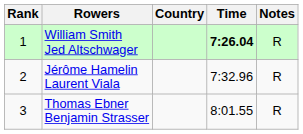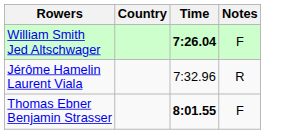- column: (23, 14)
(277, 42) R -> (240, 42) F
(232, 111) normal -> (194, 111) bold
(277, 111) R -> (240, 111) F
